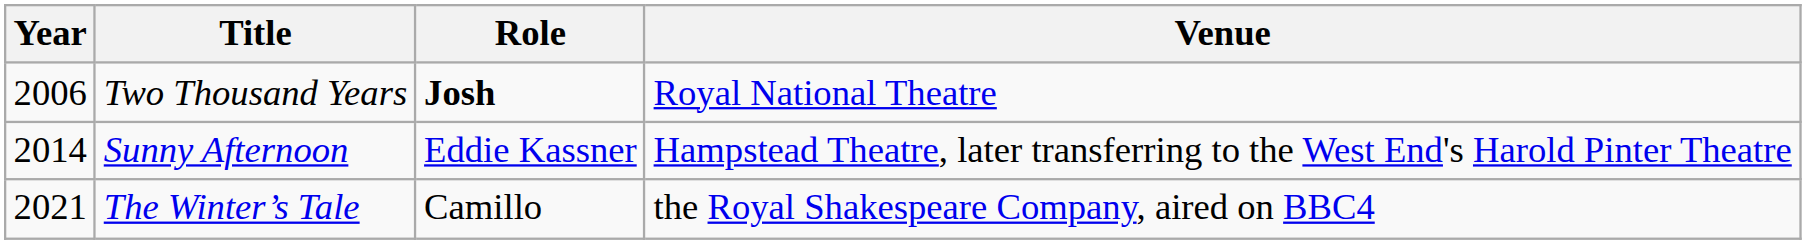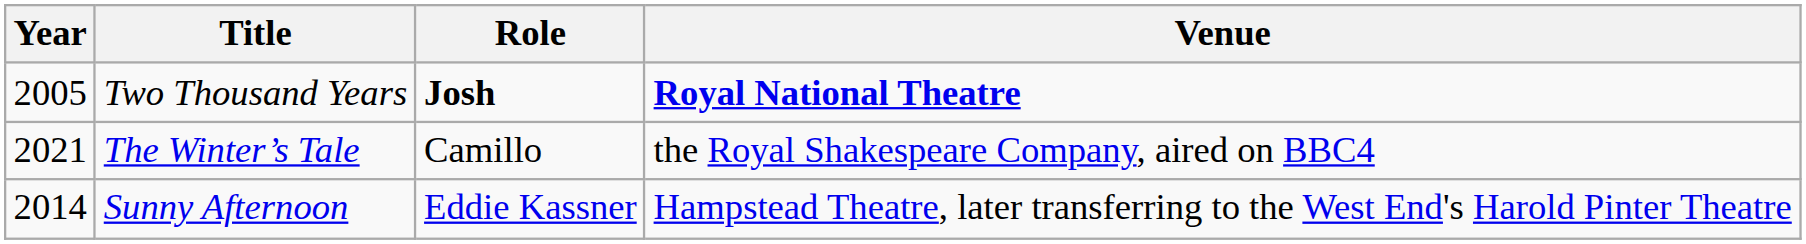(50, 91) 2006 -> (50, 91) 2005
(825, 91) normal -> (837, 91) bold
rows swapped: (226, 149) <-> (232, 207)
